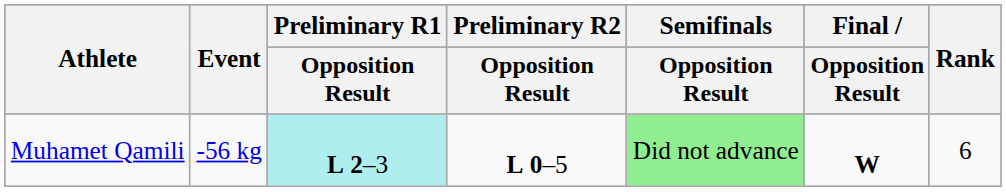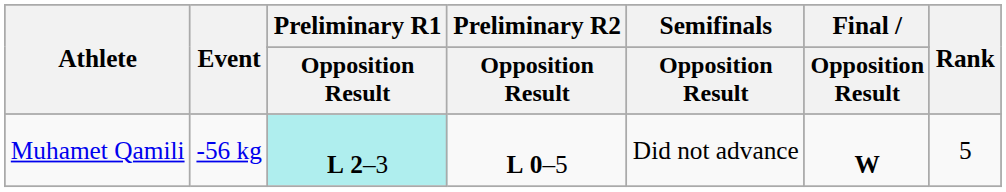(716, 150) lightgreen background -> (716, 150) no background
(965, 150) 6 -> (965, 150) 5
